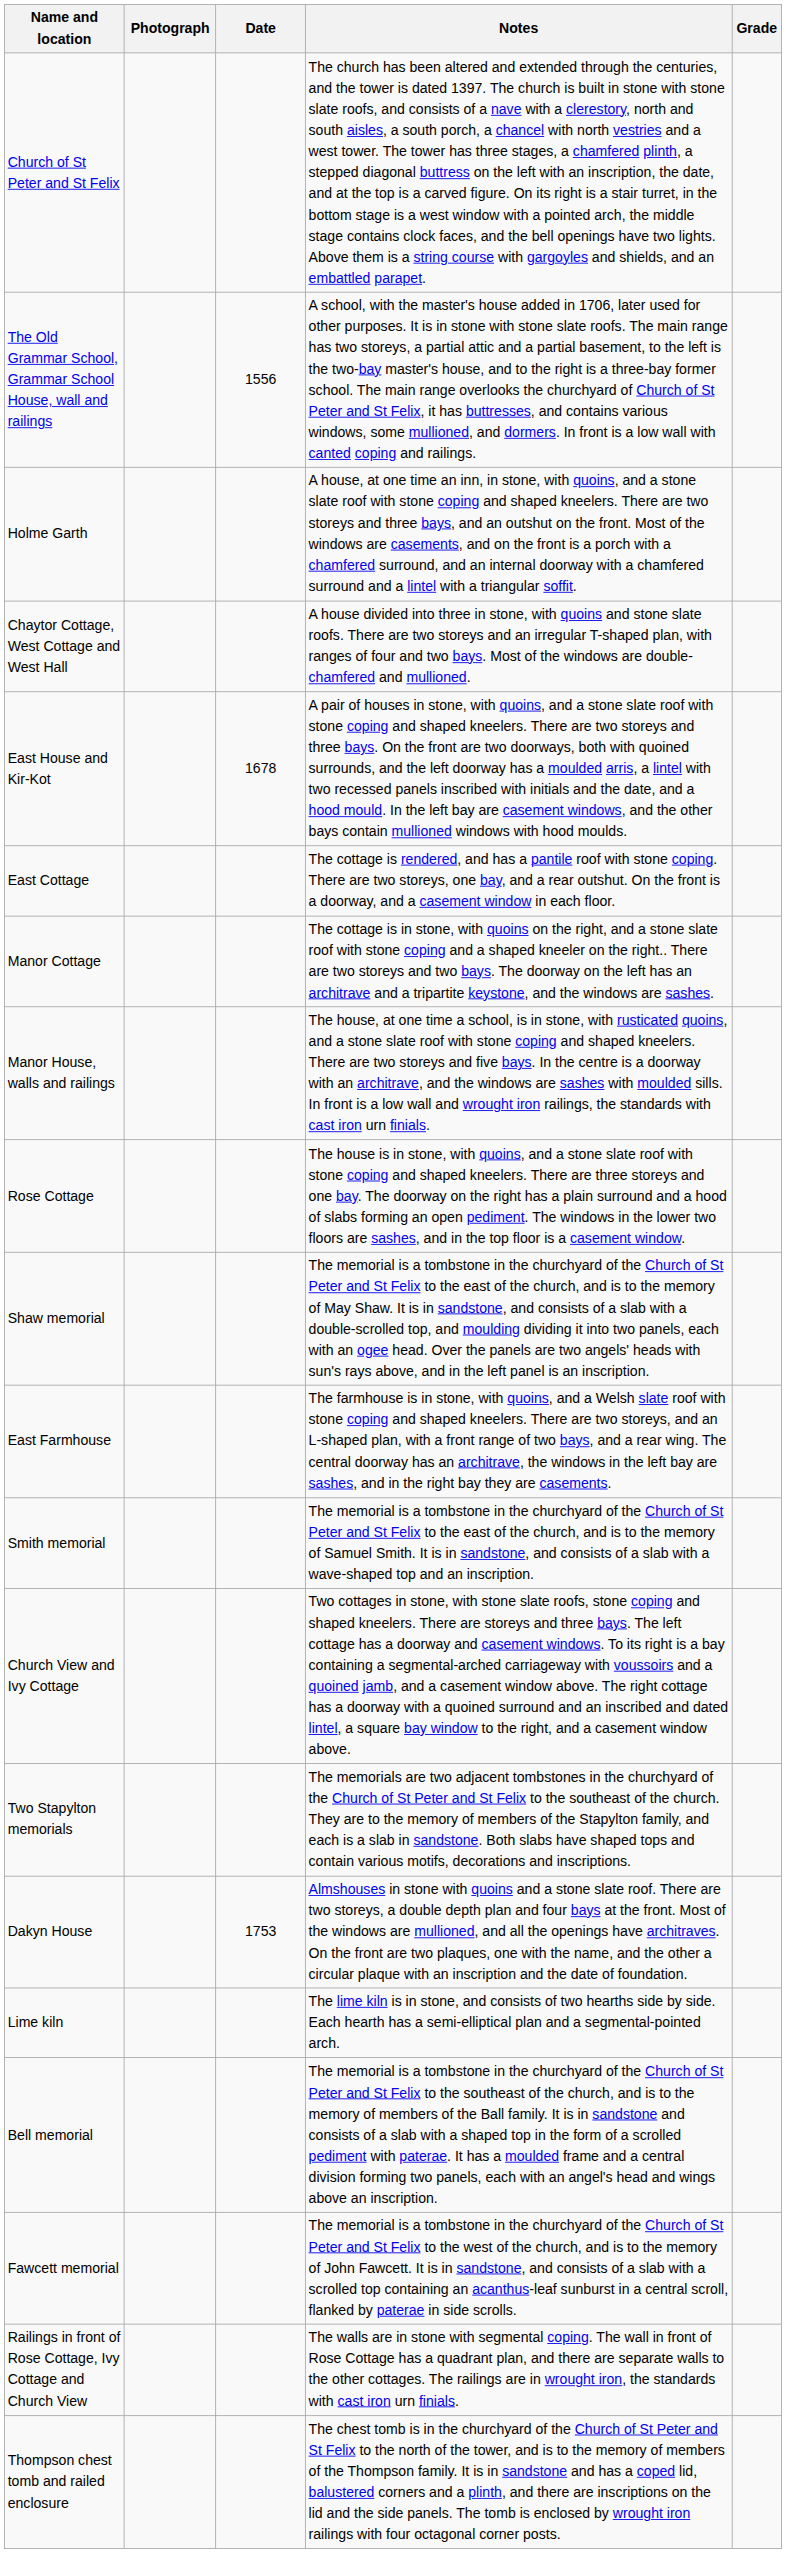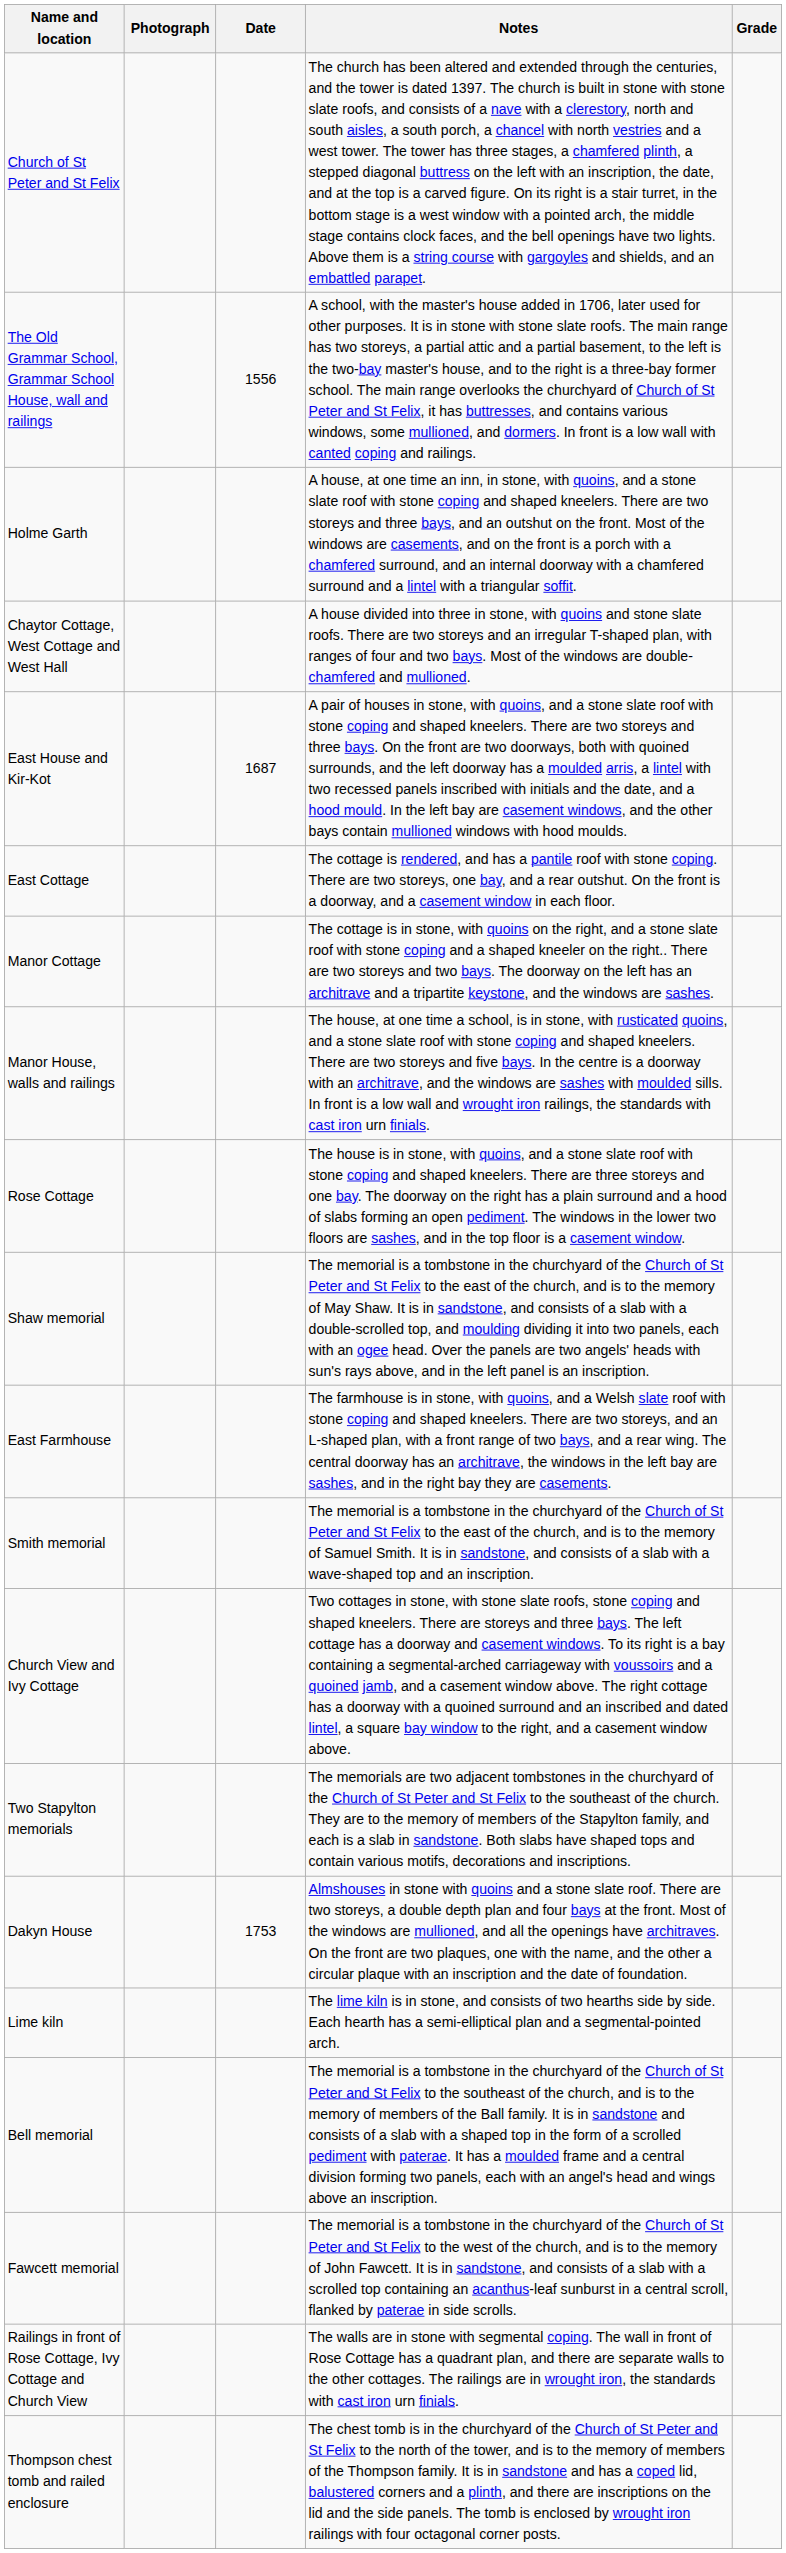(261, 768) 1678 -> (261, 768) 1687
